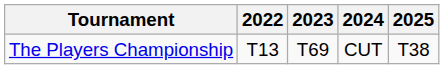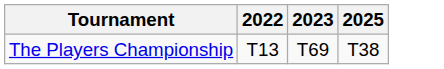- column: (363, 20)
